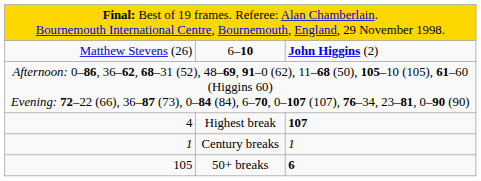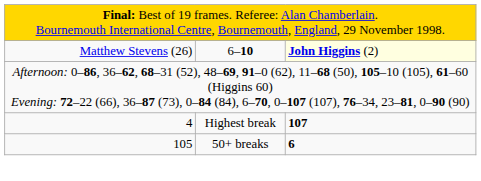(333, 51) no background -> (333, 51) lightyellow background
- row: (240, 144)
